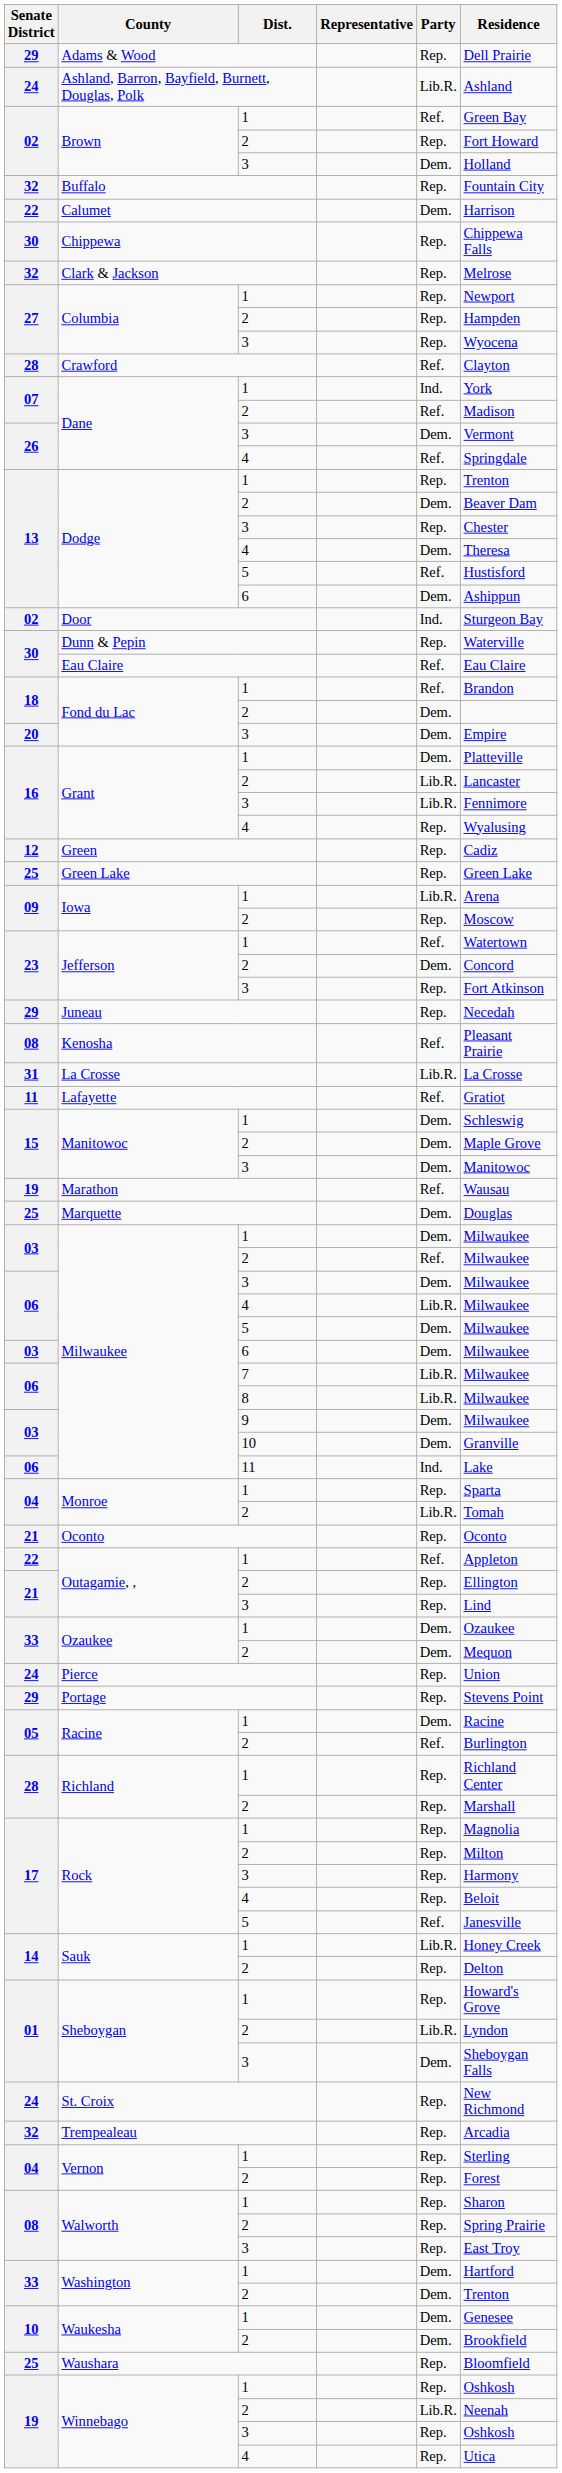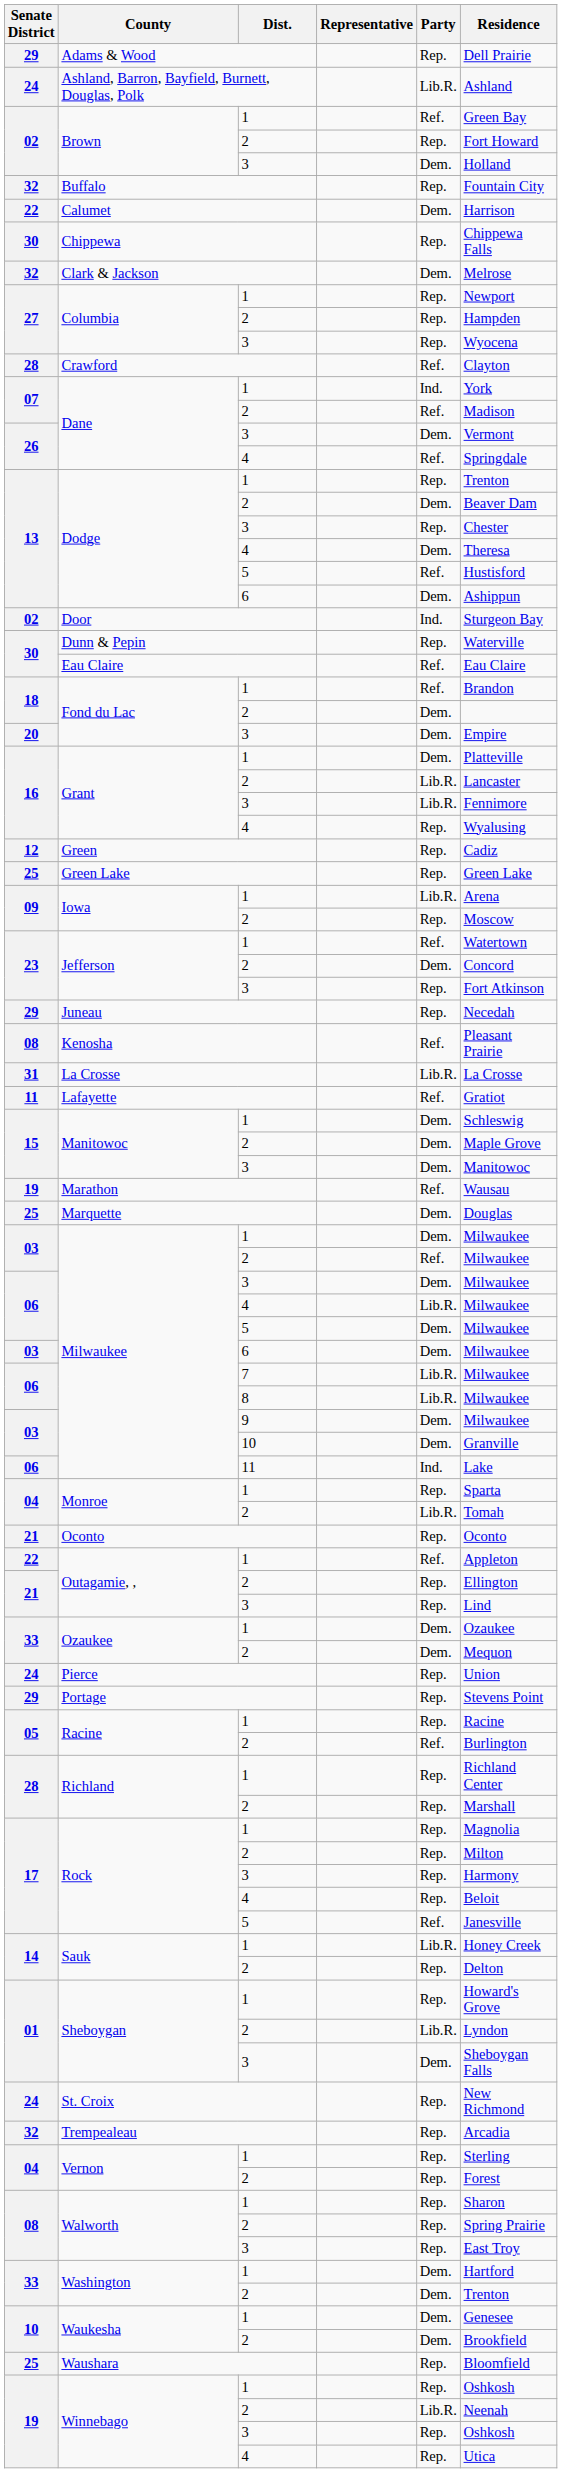(433, 273) Rep. -> (436, 273) Dem.
(436, 1721) Dem. -> (433, 1721) Rep.
